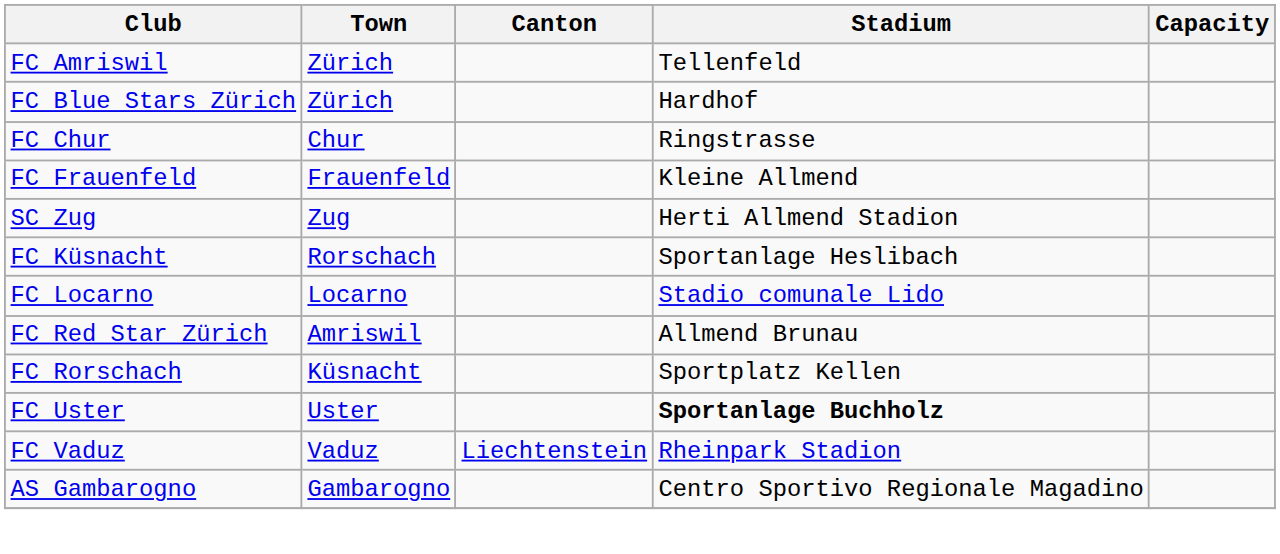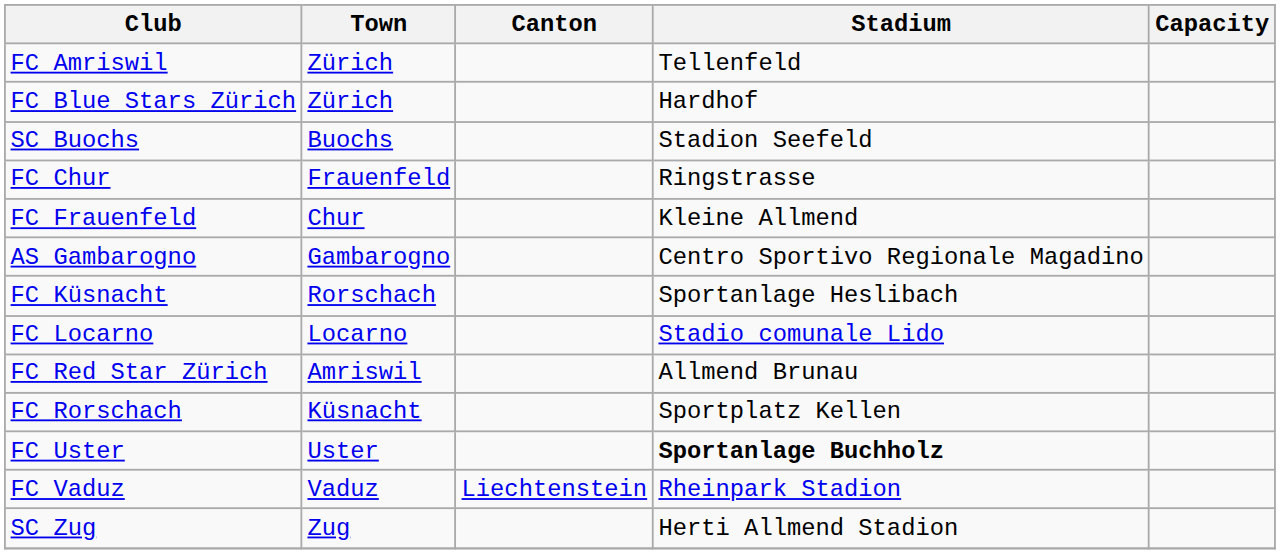+ row: (75, 141)
(336, 141) Chur -> (379, 179) Frauenfeld
(379, 179) Frauenfeld -> (336, 218) Chur
rows swapped: (103, 490) <-> (53, 218)
